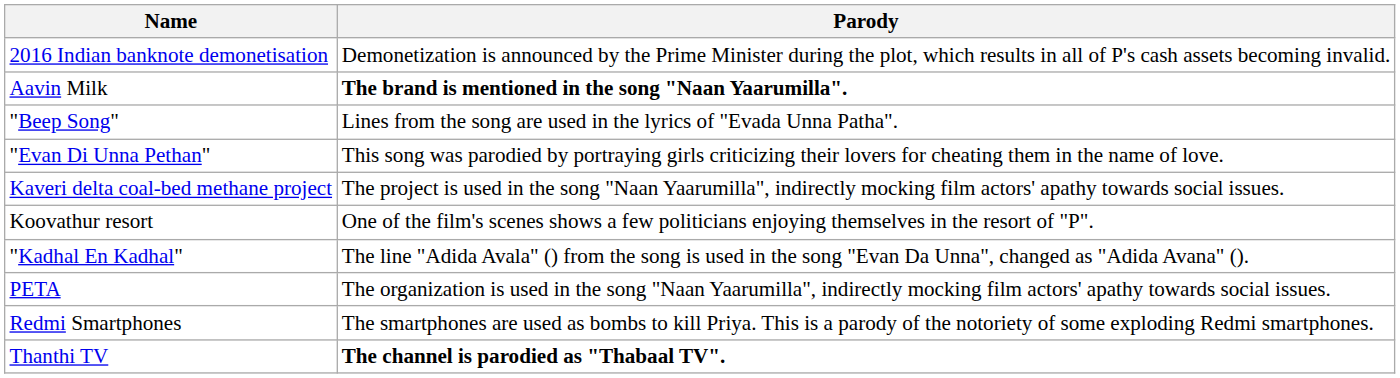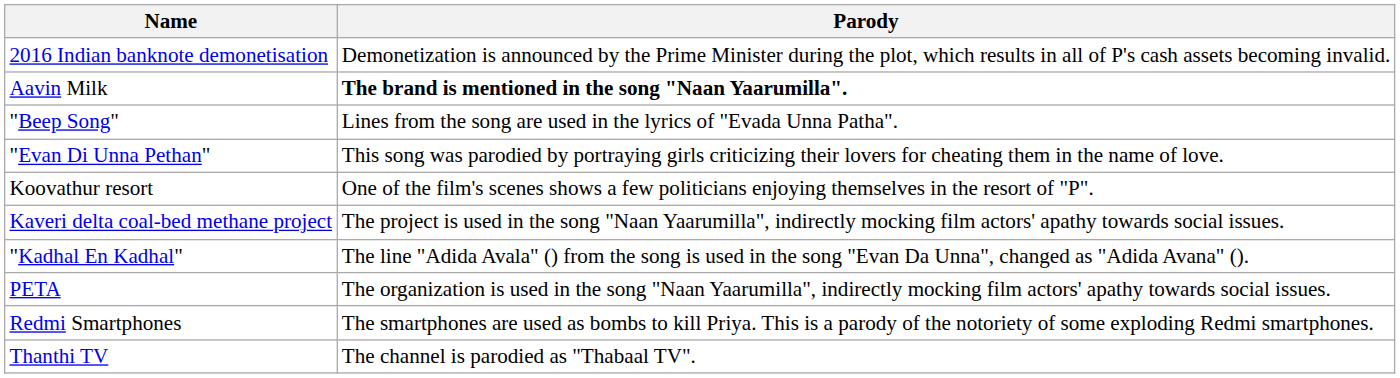rows swapped: (171, 188) <-> (81, 222)
(534, 356) bold -> (519, 356) normal
